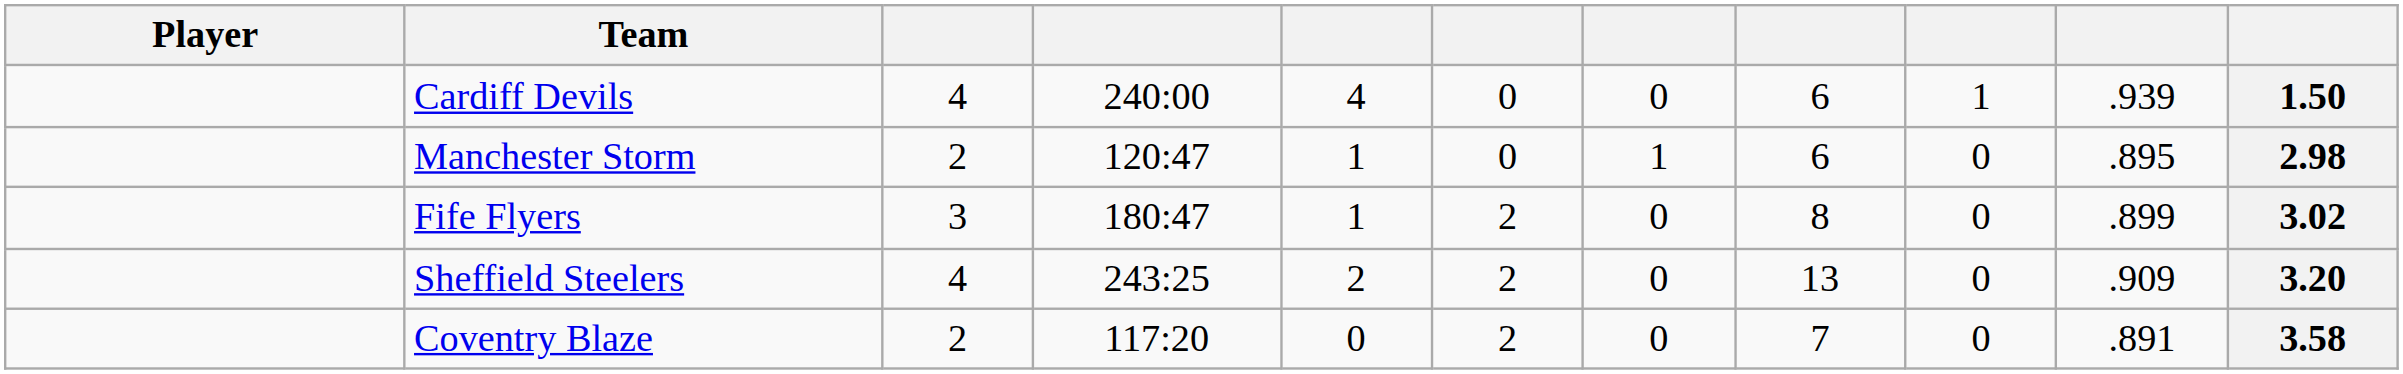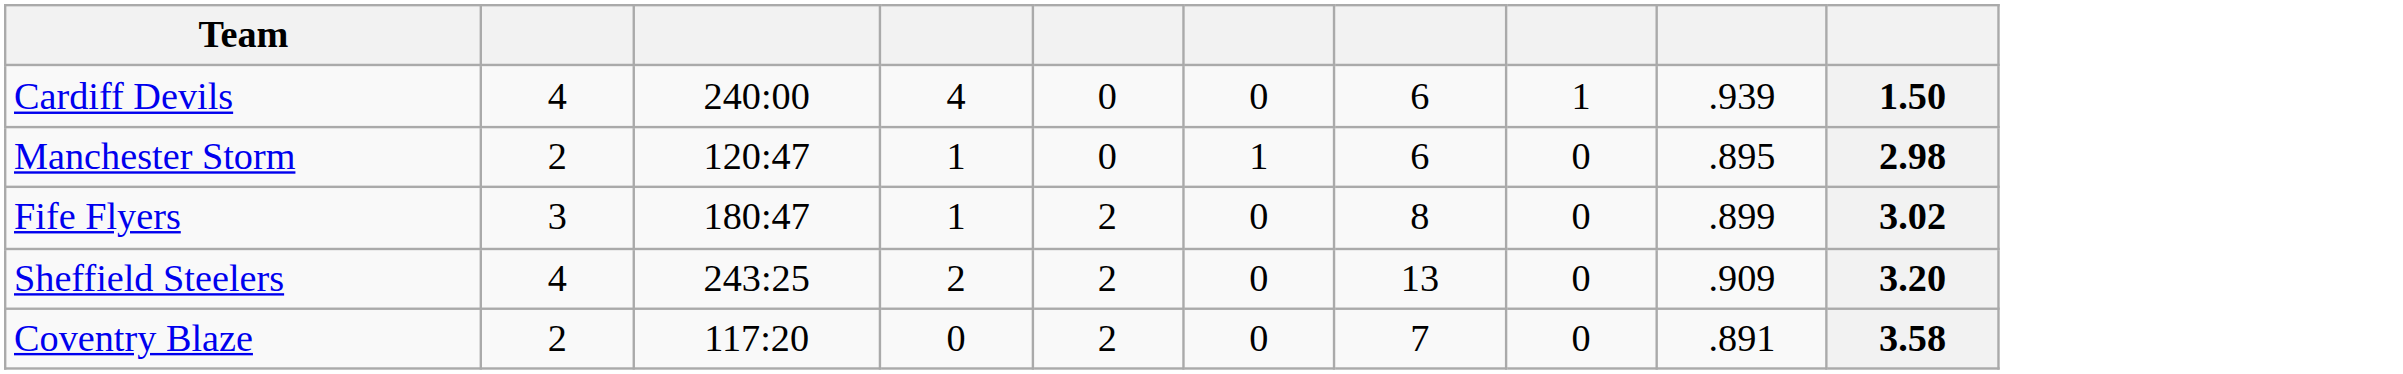- column: (205, 34)
